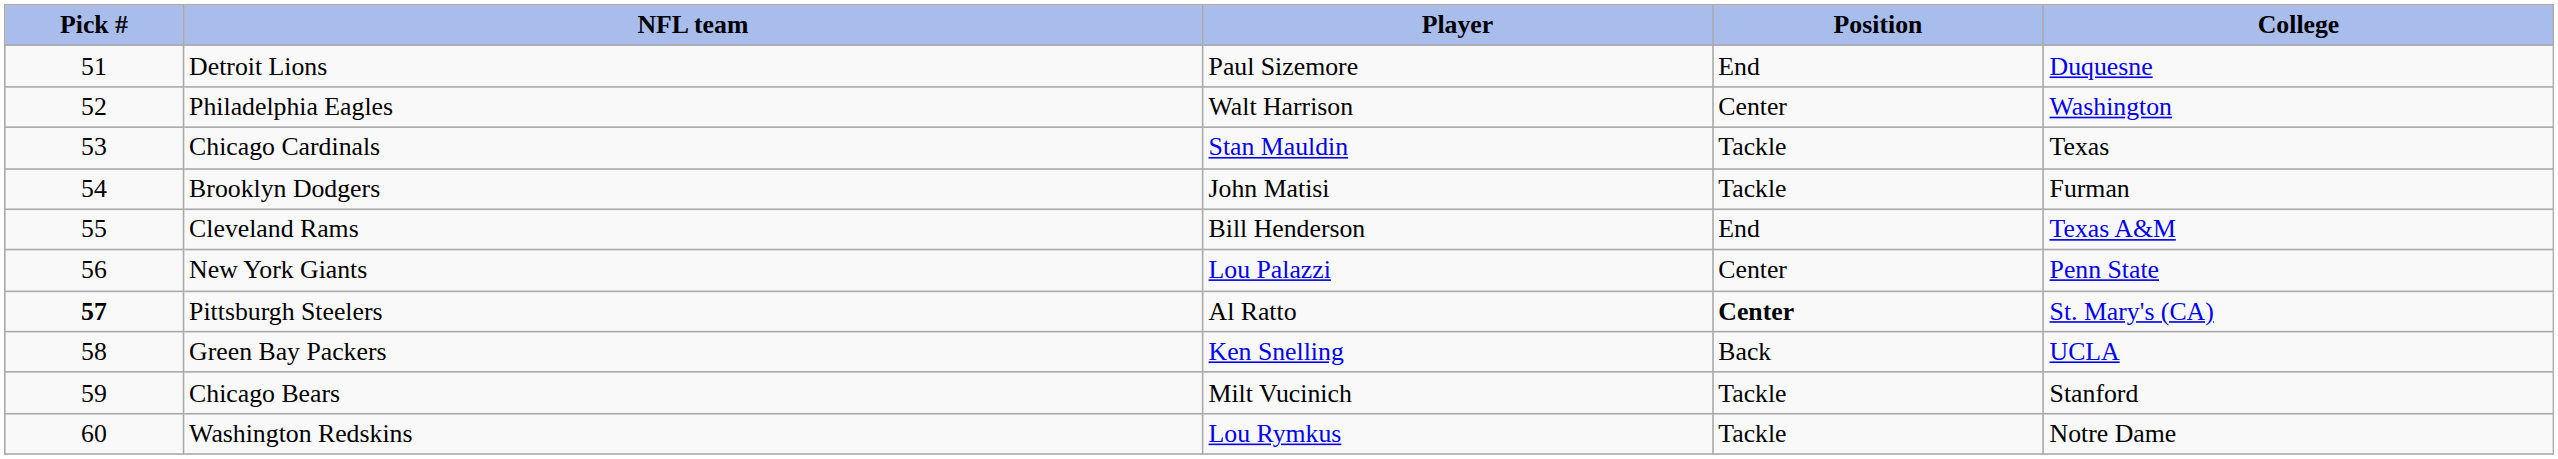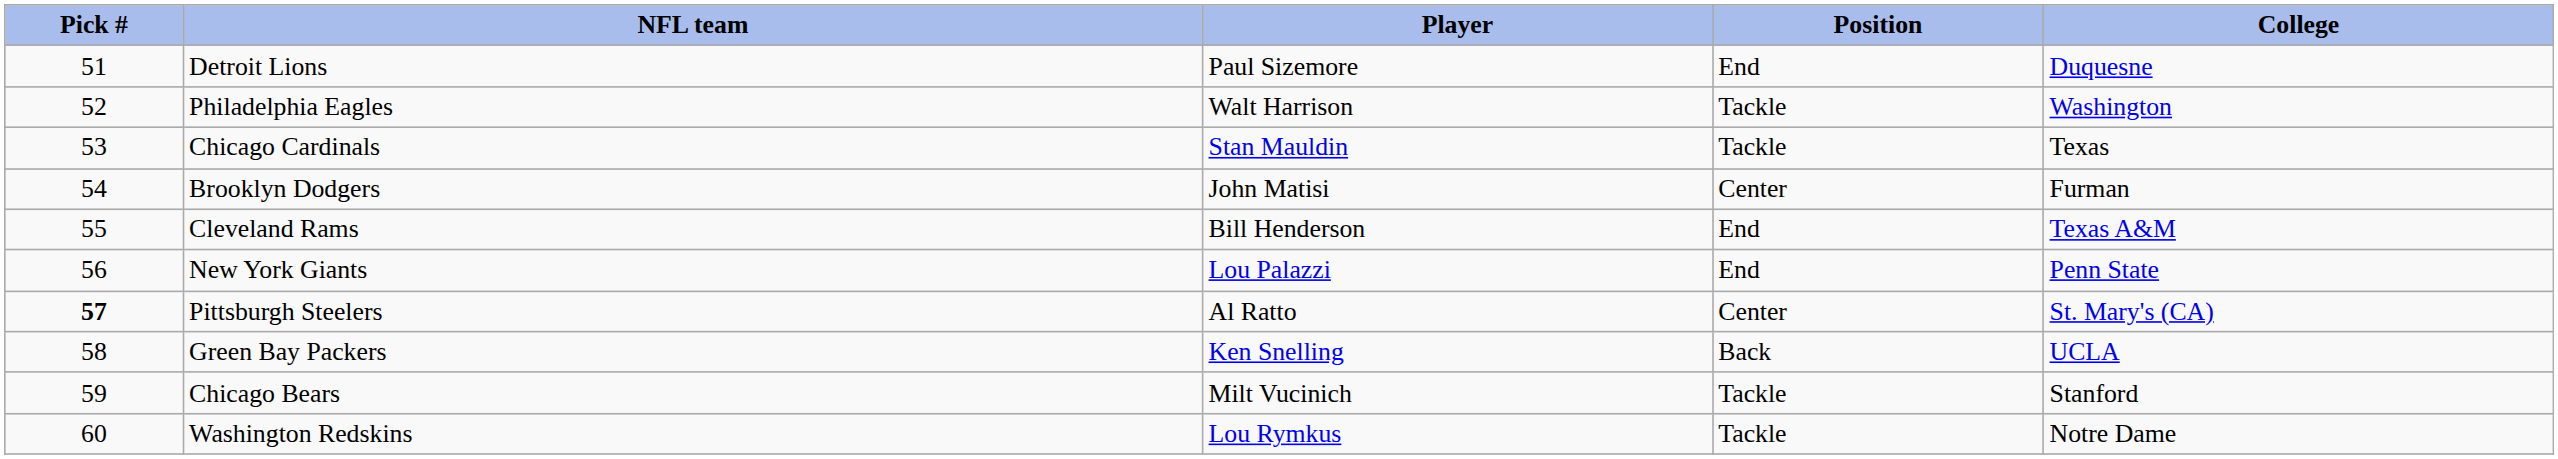(1753, 106) Center -> (1752, 106) Tackle
(1752, 188) Tackle -> (1753, 188) Center
(1753, 270) Center -> (1739, 270) End
(1756, 310) bold -> (1753, 310) normal
